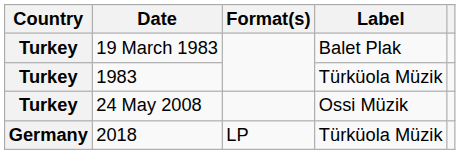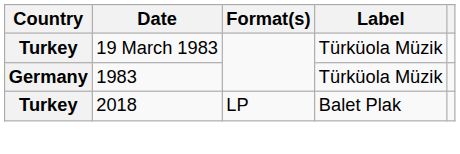(360, 47) Balet Plak -> (381, 47) Türküola Müzik
(48, 76) Turkey -> (48, 76) Germany
- row: (149, 105)
(48, 134) Germany -> (48, 105) Turkey
(381, 134) Türküola Müzik -> (360, 105) Balet Plak
